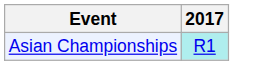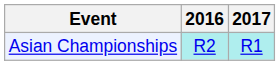+ column: (205, 19)
